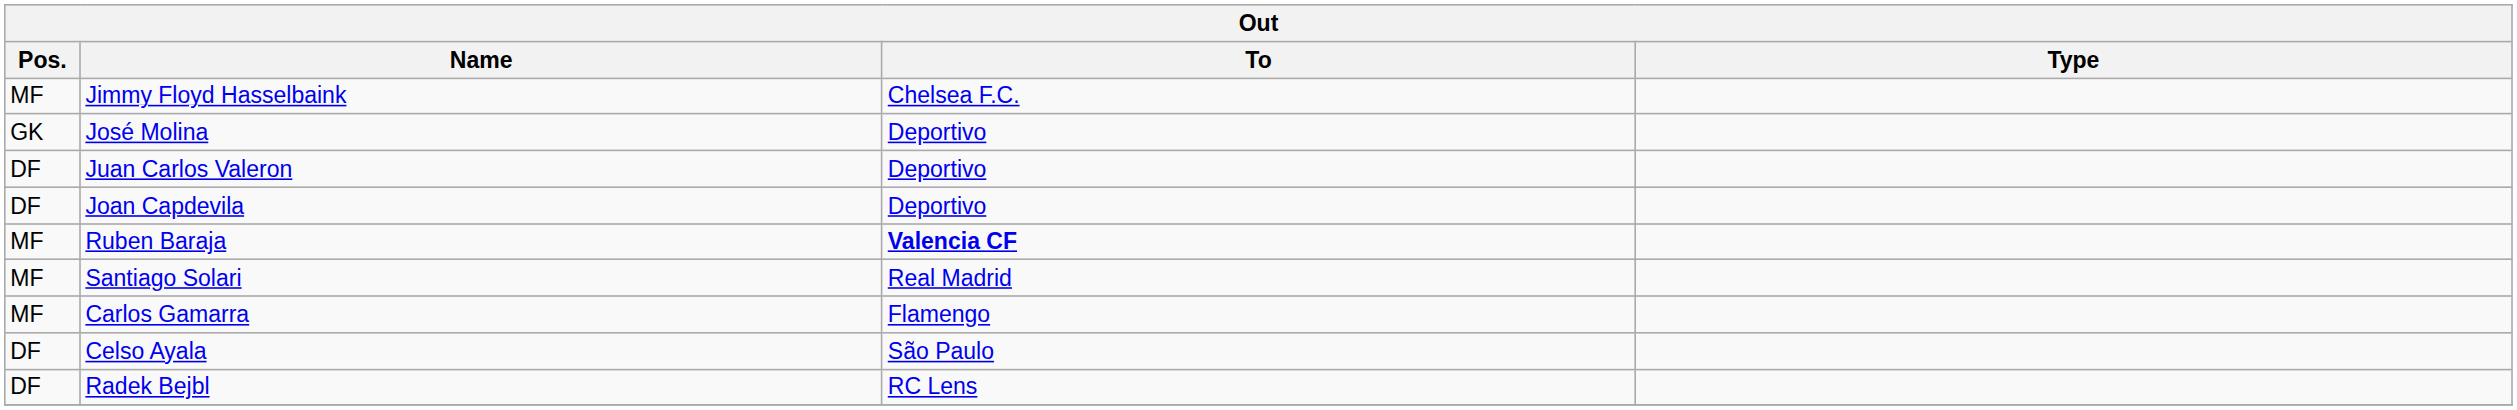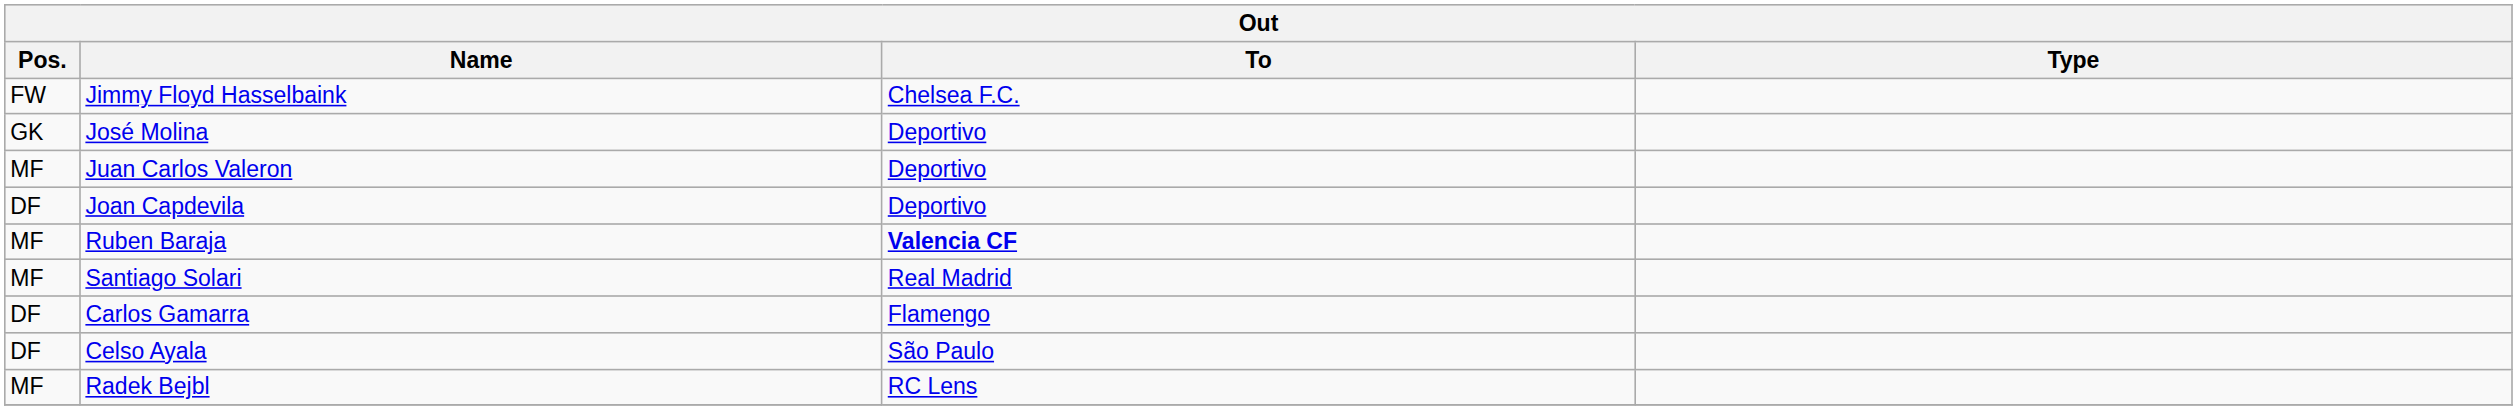(27, 96) MF -> (28, 96) FW
(26, 169) DF -> (27, 169) MF
(27, 315) MF -> (26, 315) DF
(26, 387) DF -> (27, 387) MF
